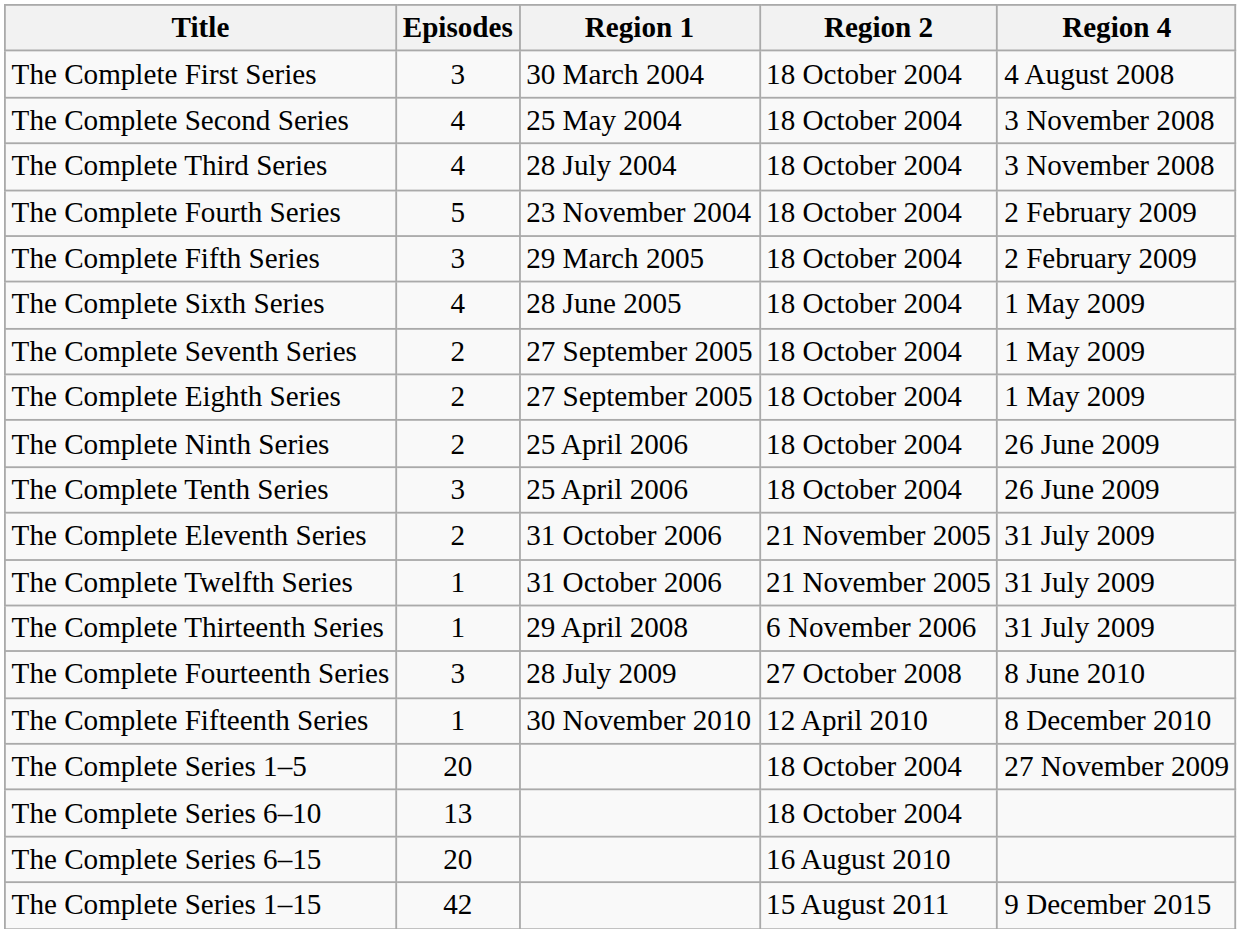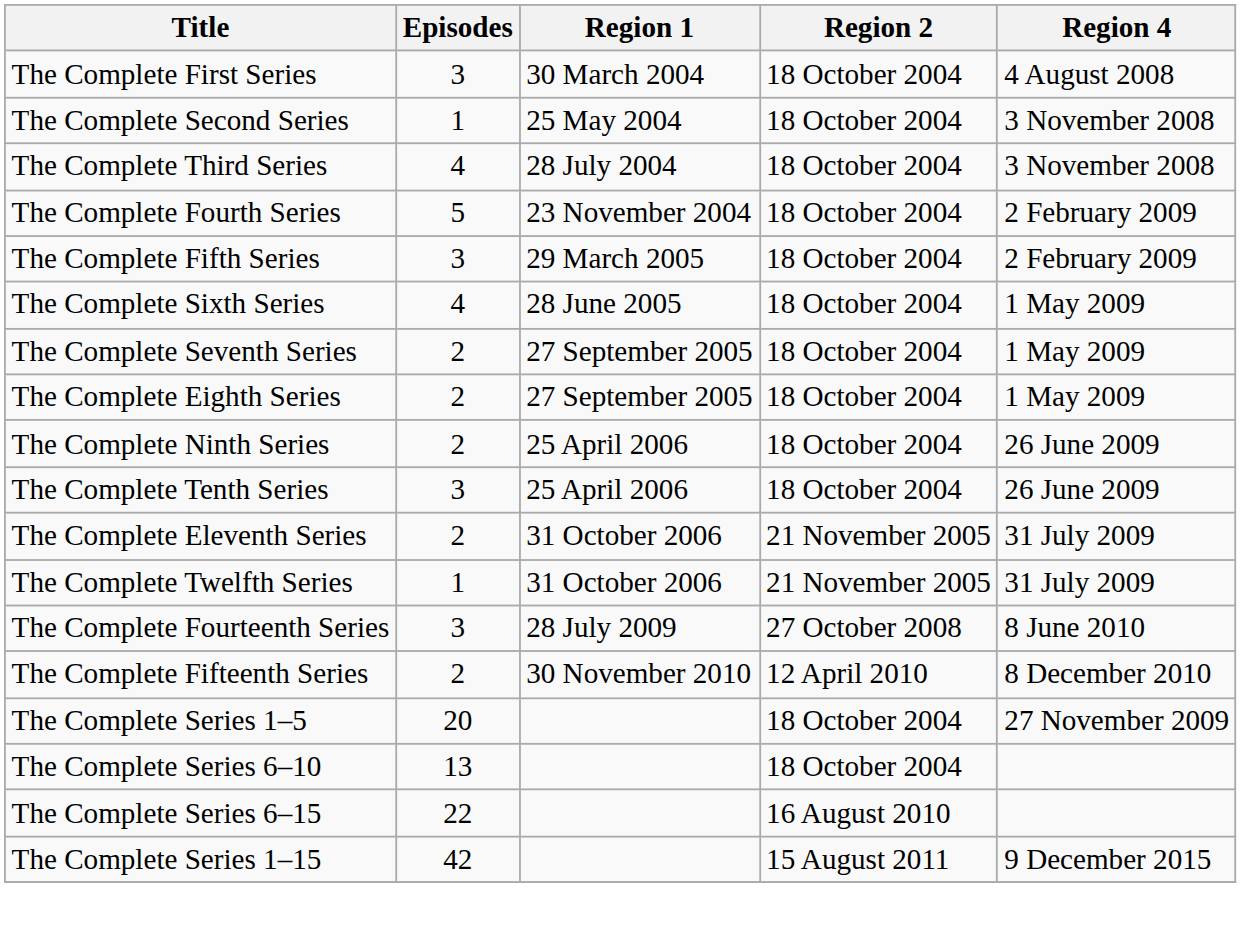(458, 119) 4 -> (458, 119) 1
- row: (198, 627)
(458, 720) 1 -> (458, 674) 2
(458, 858) 20 -> (458, 812) 22
